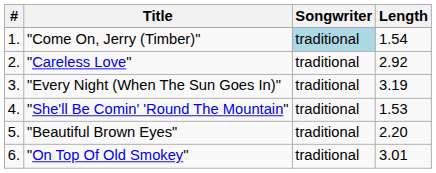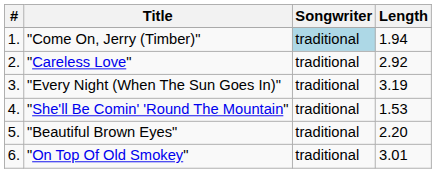(393, 39) 1.54 -> (393, 39) 1.94
